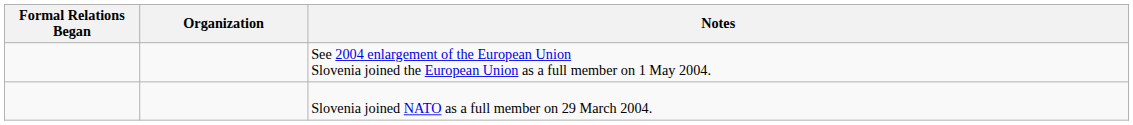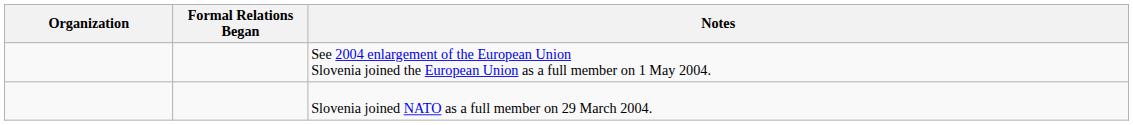columns swapped: (224, 23) <-> (72, 23)
